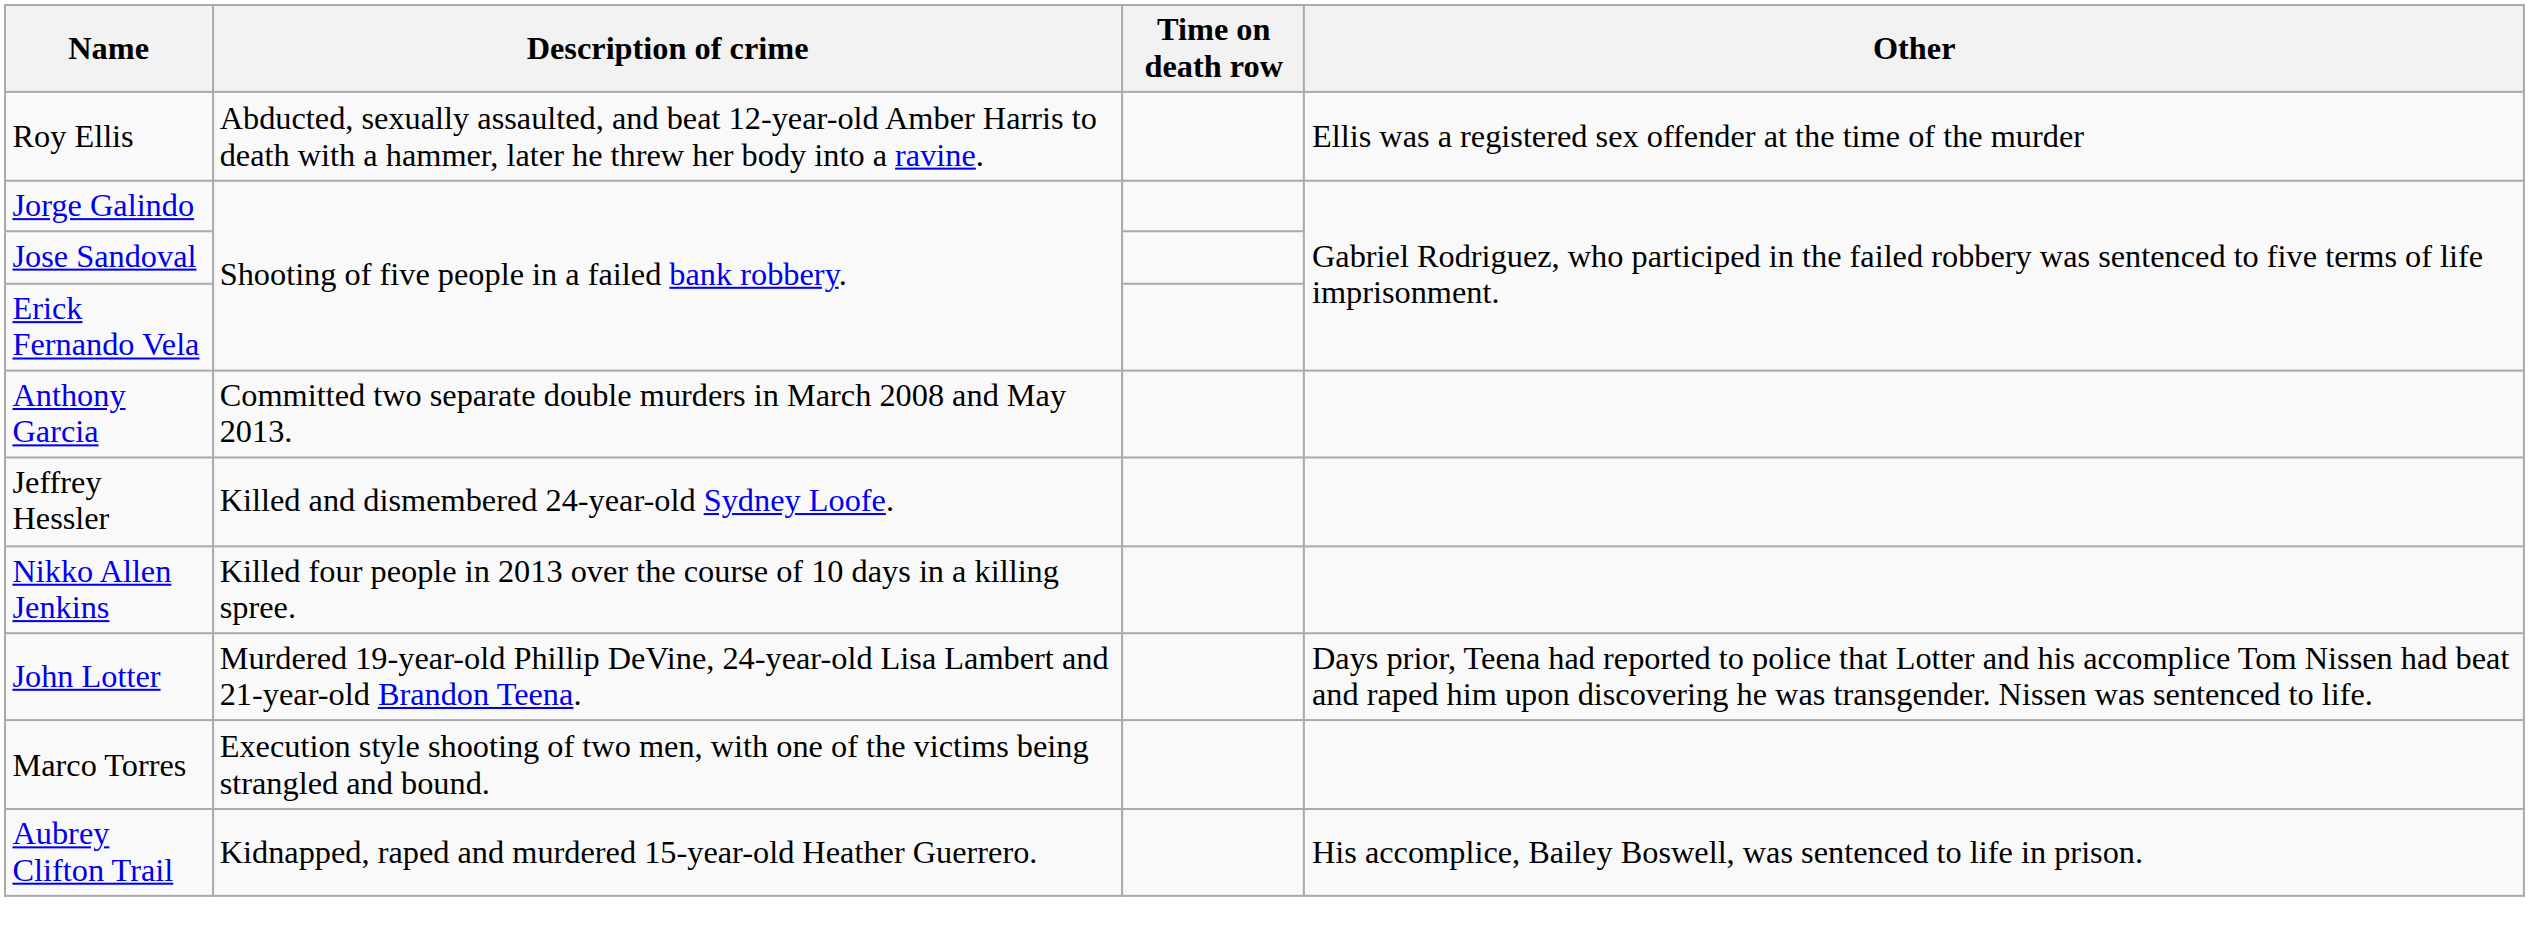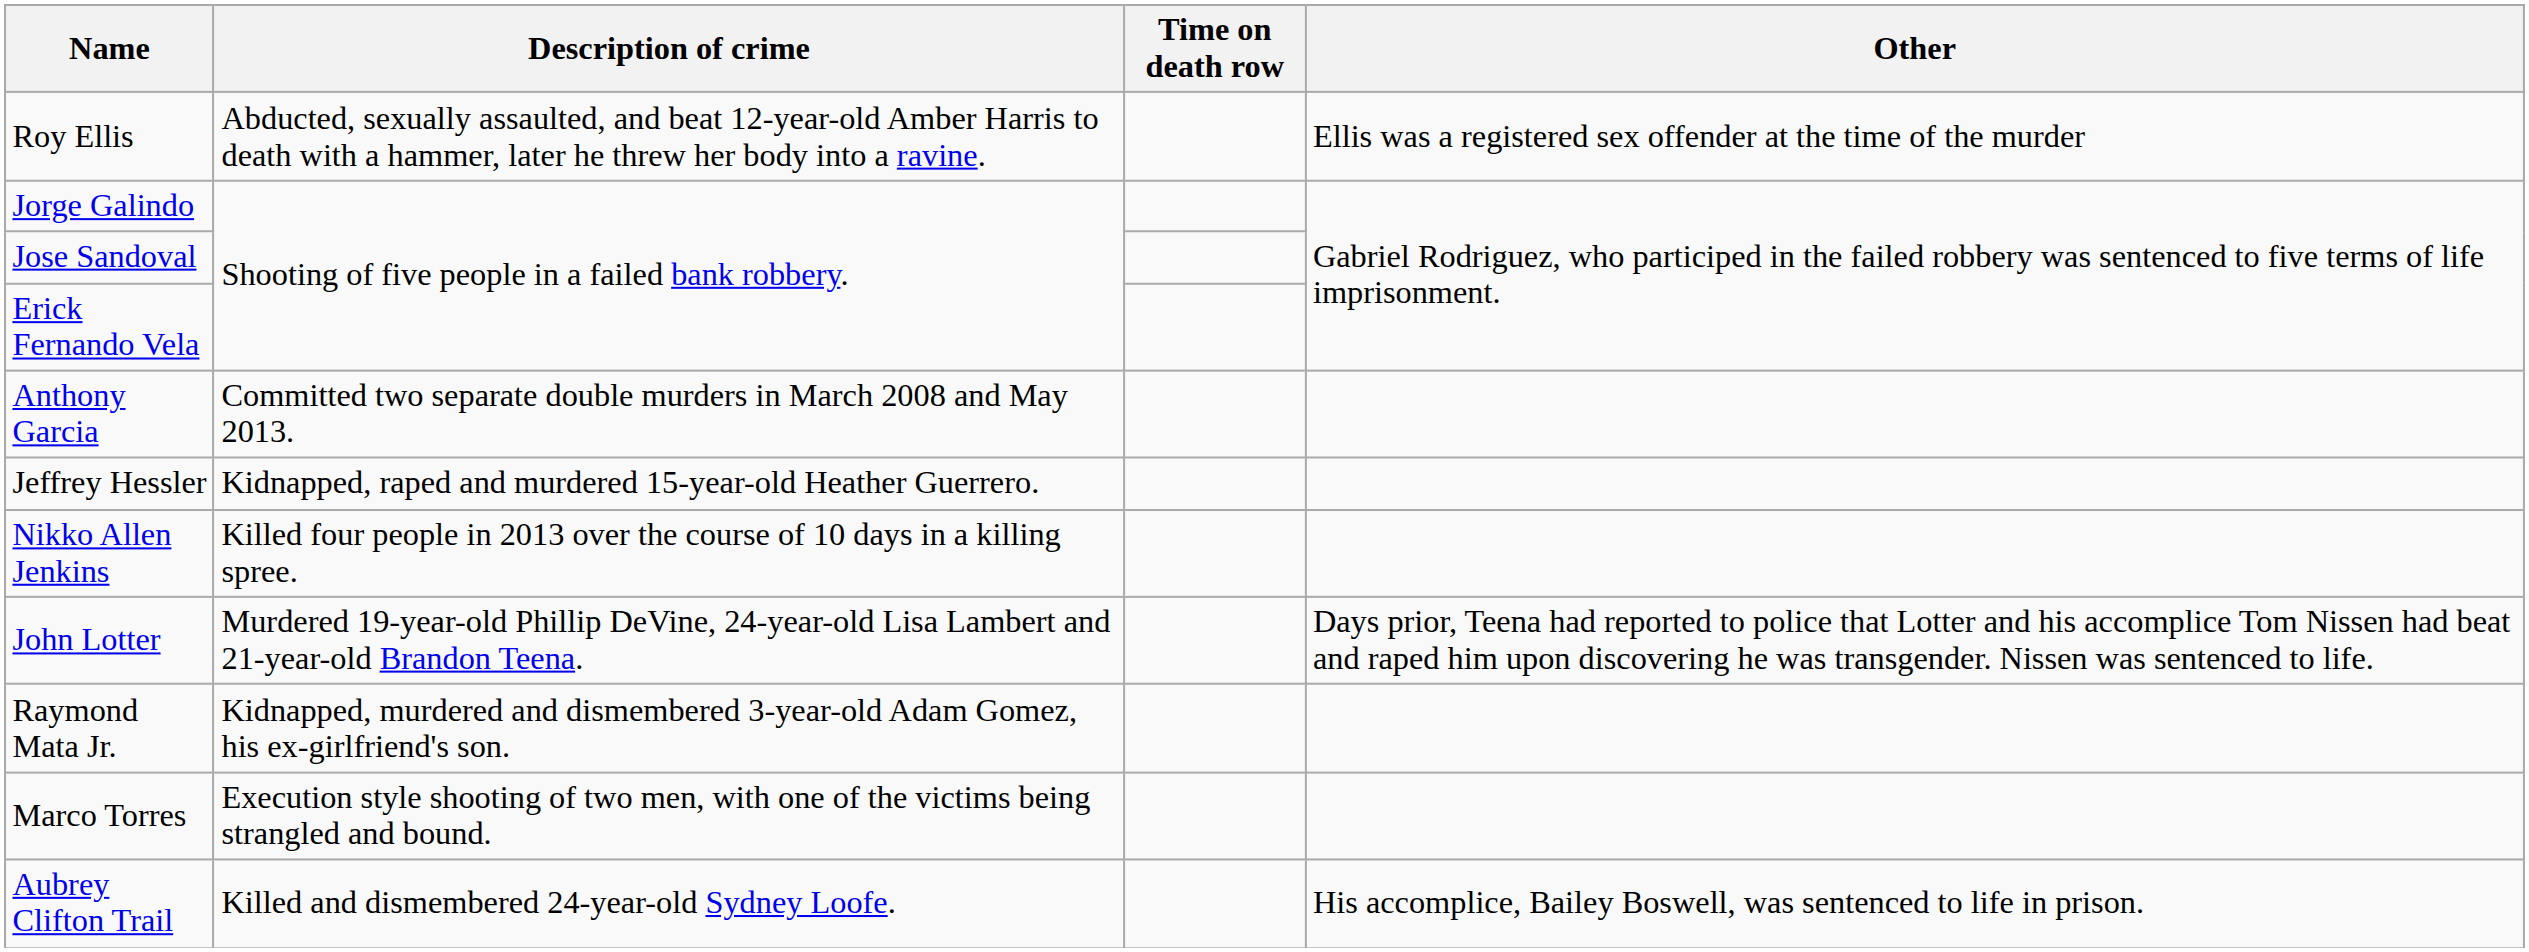(557, 501) Killed and dismembered 24-year-old Sydney Loofe. -> (630, 483) Kidnapped, raped and murdered 15-year-old Heather Guerrero.
+ row: (75, 727)
(629, 851) Kidnapped, raped and murdered 15-year-old Heather Guerrero. -> (559, 903) Killed and dismembered 24-year-old Sydney Loofe.
